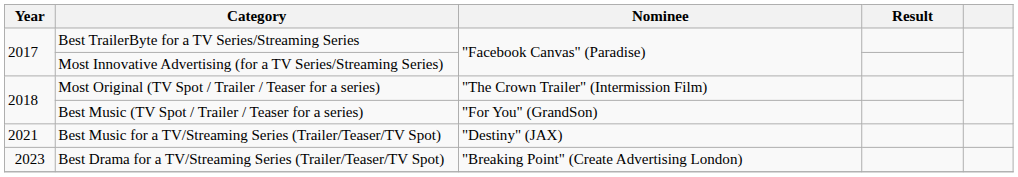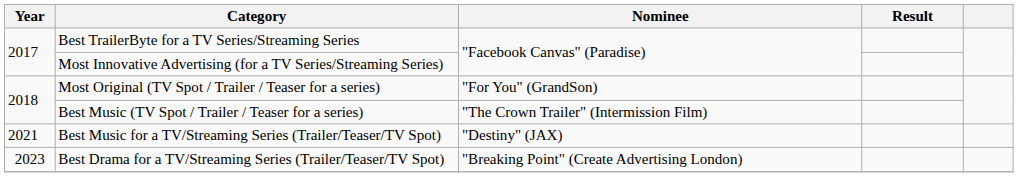(585, 87) "The Crown Trailer" (Intermission Film) -> (530, 87) "For You" (GrandSon)
(530, 111) "For You" (GrandSon) -> (585, 111) "The Crown Trailer" (Intermission Film)
